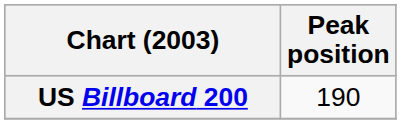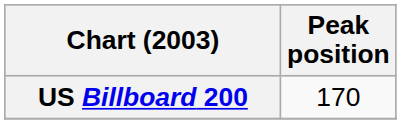(338, 97) 190 -> (338, 97) 170
